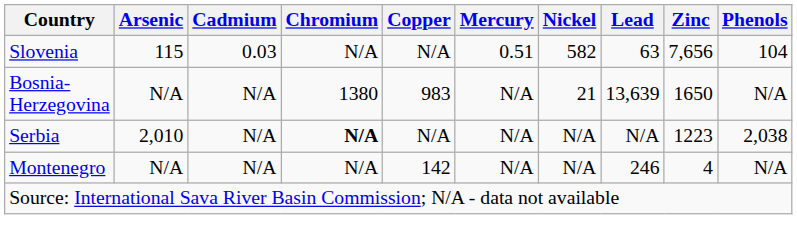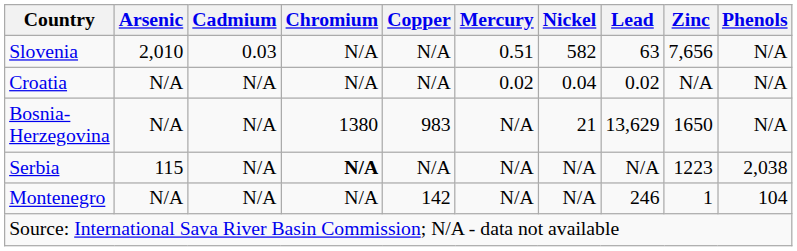(169, 51) 115 -> (161, 51) 2,010
(773, 51) 104 -> (771, 51) N/A
+ row: (38, 82)
(632, 93) 13,639 -> (632, 124) 13,629
(161, 135) 2,010 -> (169, 167) 115
(708, 167) 4 -> (708, 198) 1
(771, 167) N/A -> (773, 198) 104
